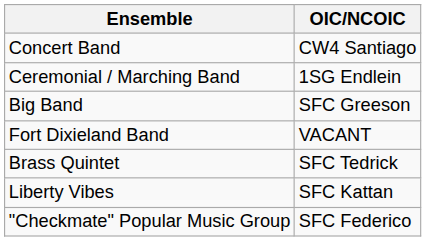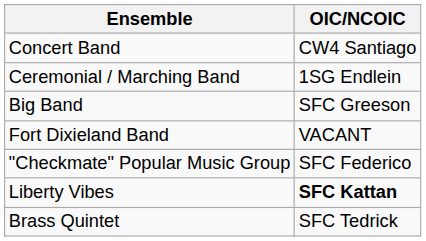rows swapped: (64, 163) <-> (150, 221)
(346, 192) normal -> (348, 192) bold
